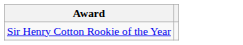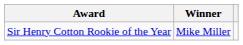+ column: (203, 13)
